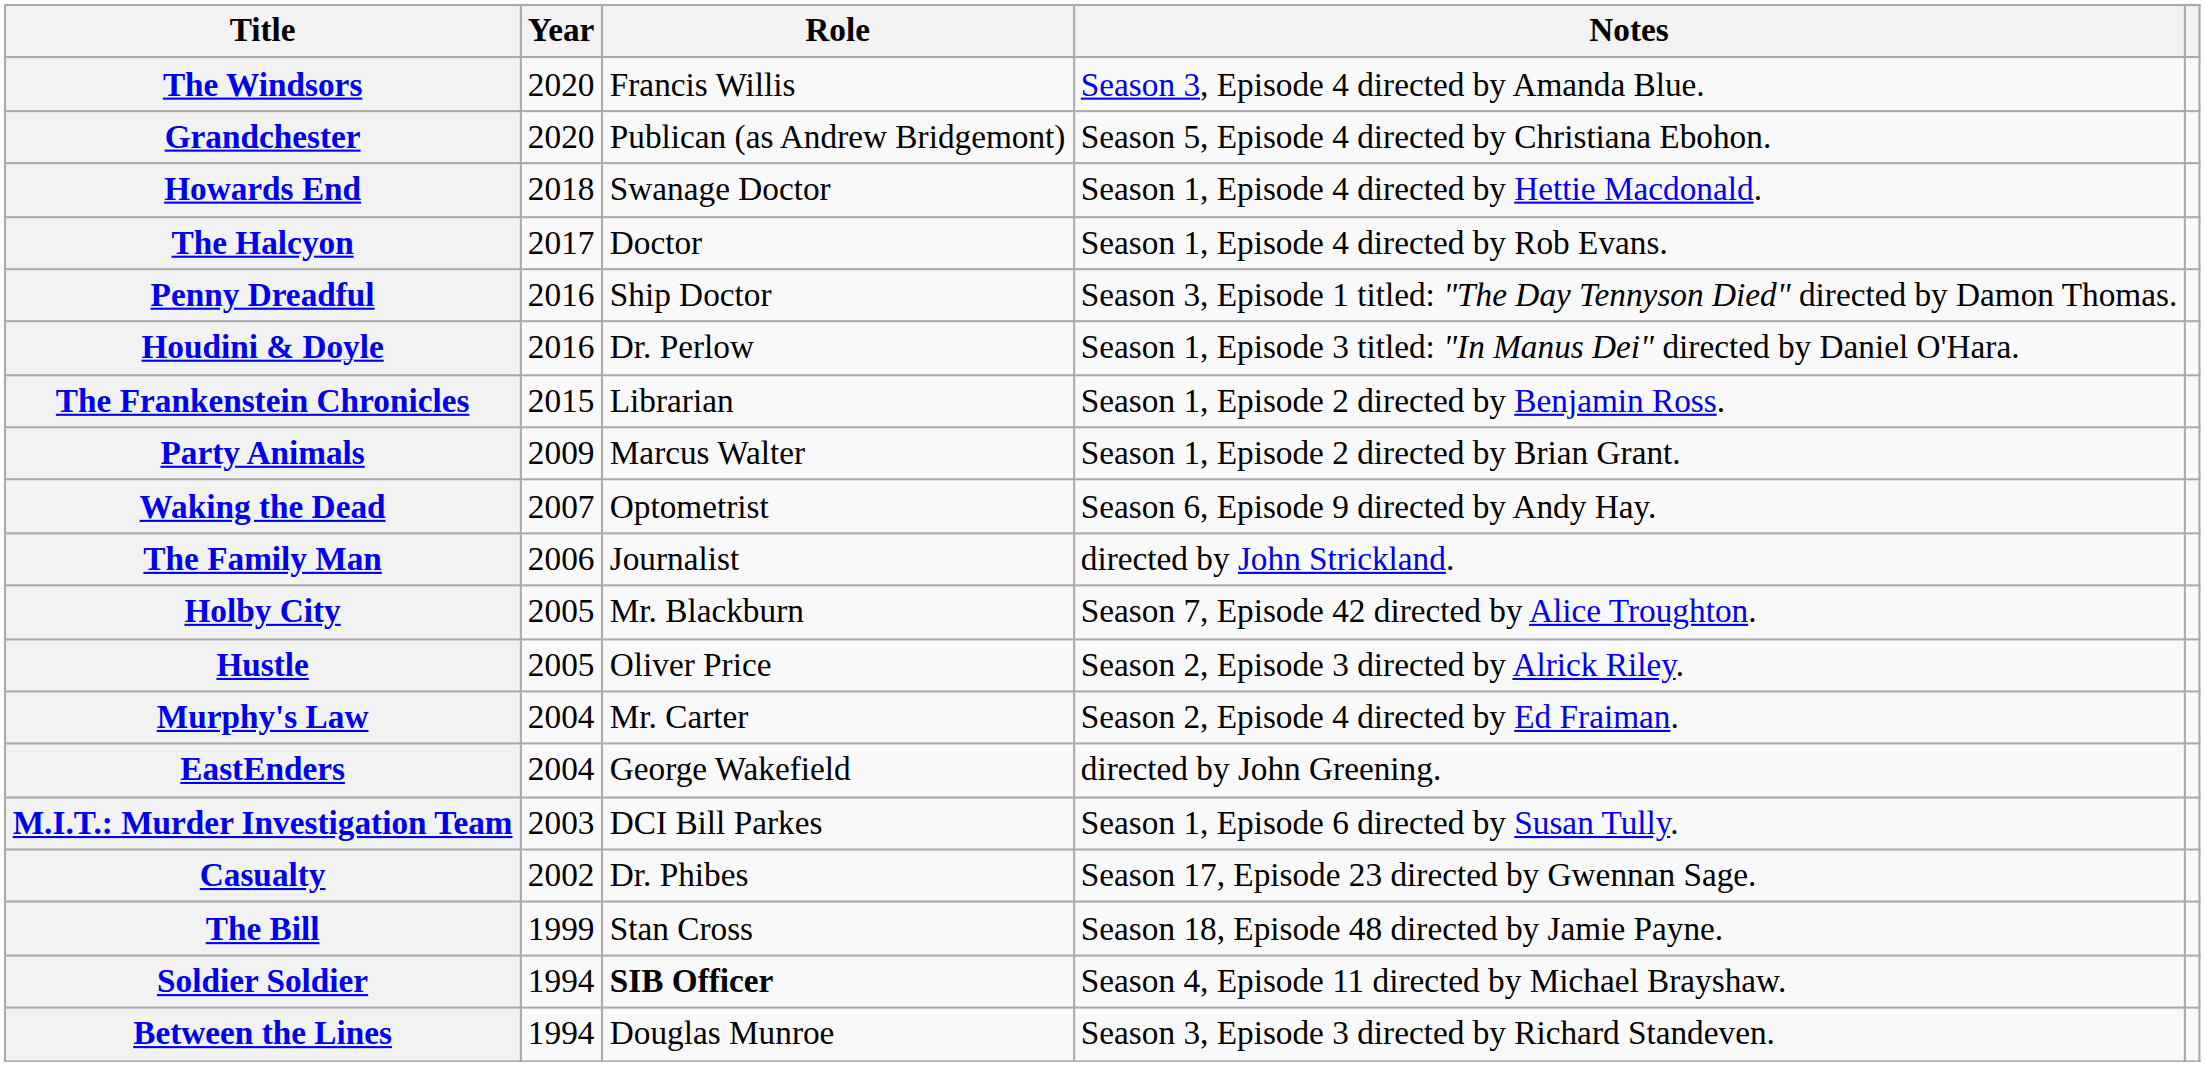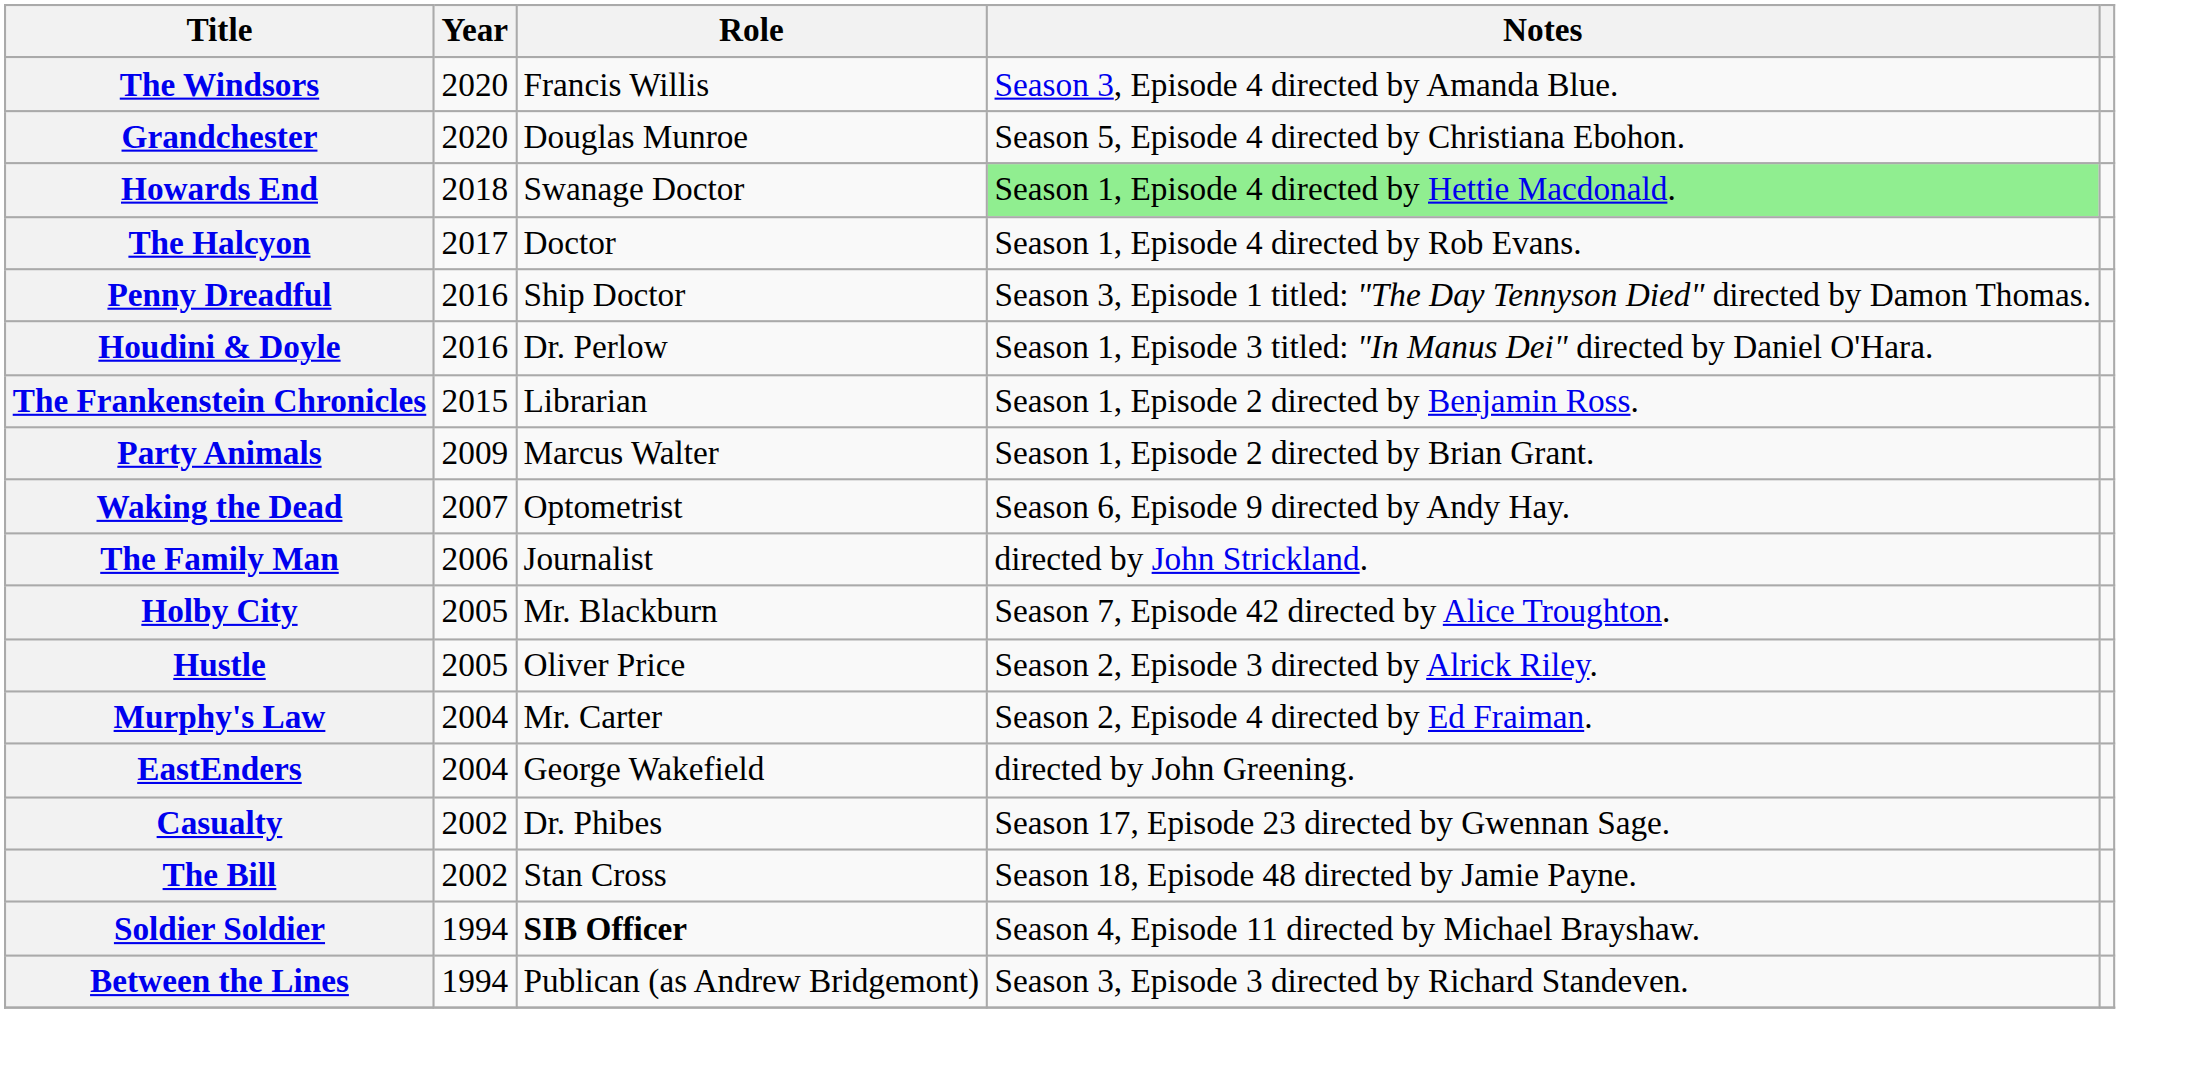(838, 136) Publican (as Andrew Bridgemont) -> (636, 136) Douglas Munroe
(1421, 189) no background -> (1335, 189) lightgreen background
- row: (263, 822)
(561, 928) 1999 -> (475, 875) 2002
(722, 1033) Douglas Munroe -> (751, 980) Publican (as Andrew Bridgemont)
